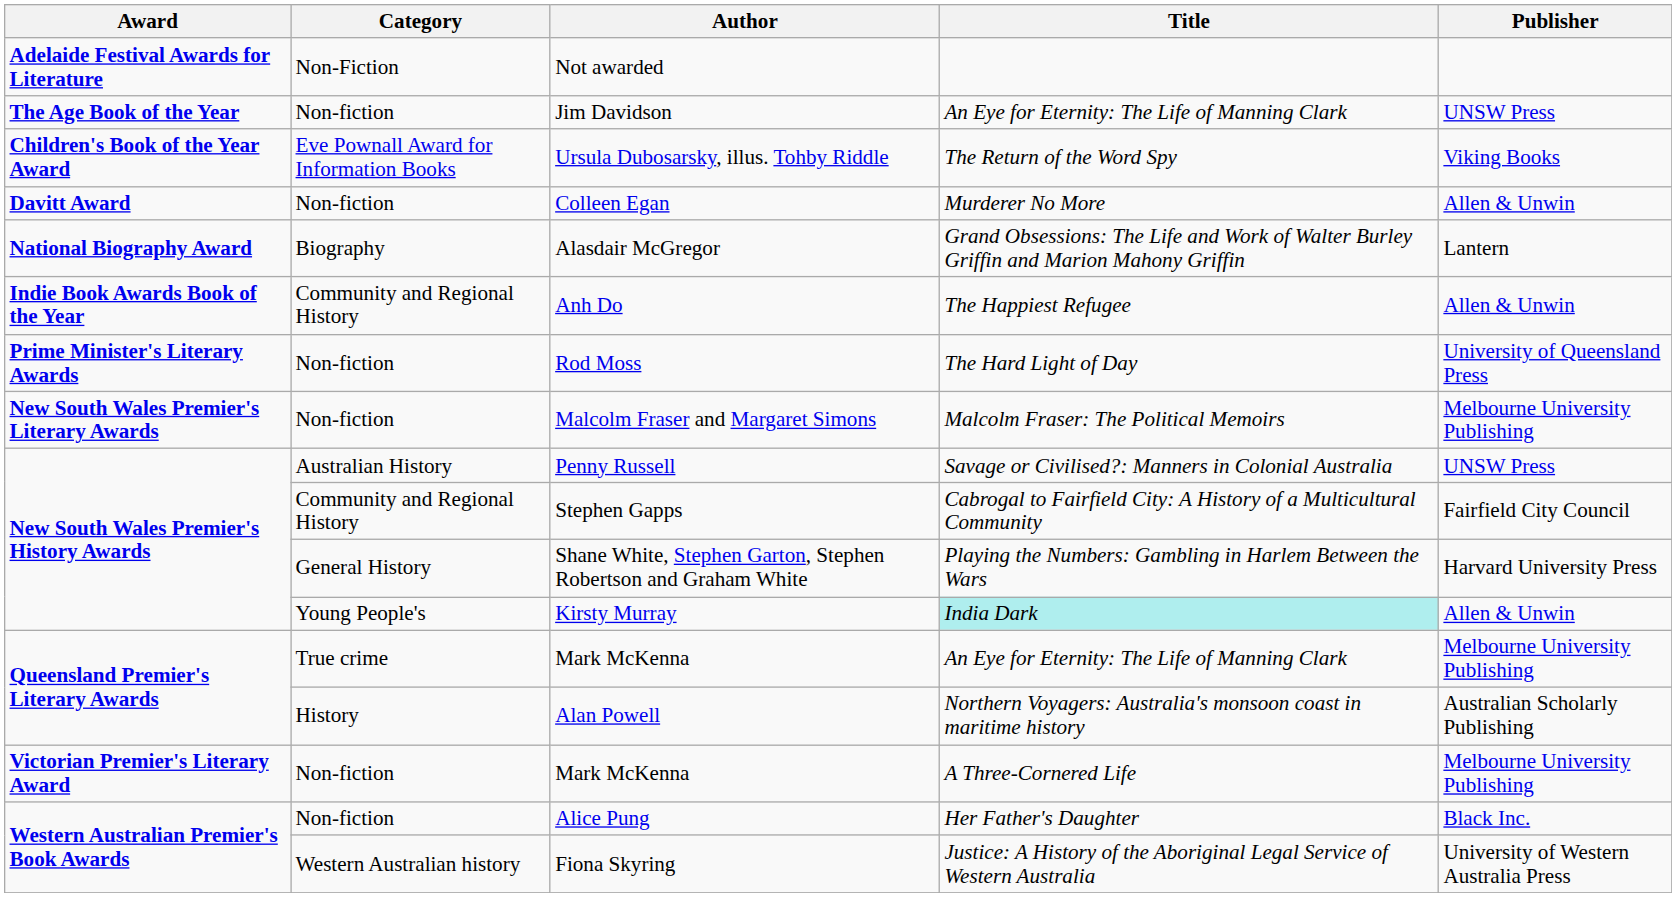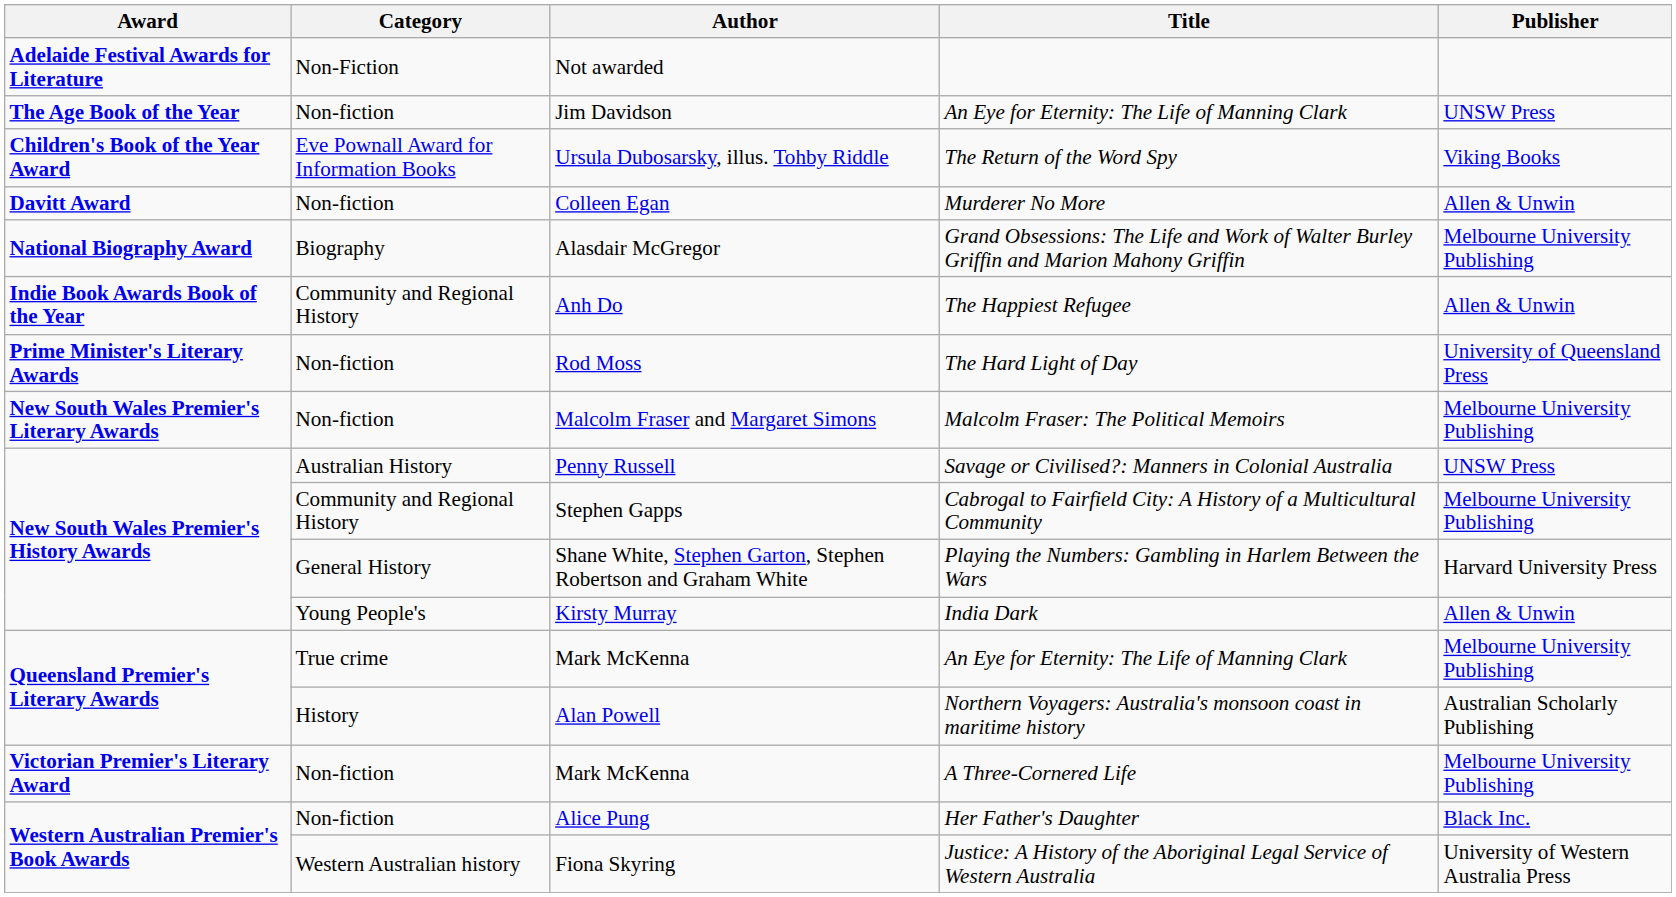(1476, 248) Lantern -> (1537, 248) Melbourne University Publishing
(1537, 510) Fairfield City Council -> (1537, 510) Melbourne University Publishing
(991, 613) paleturquoise background -> (991, 613) no background
